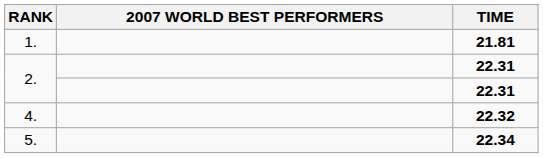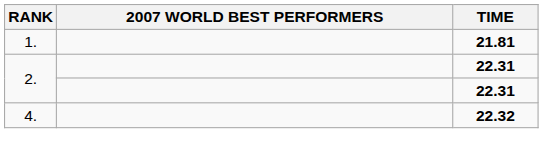- row: (31, 140)
